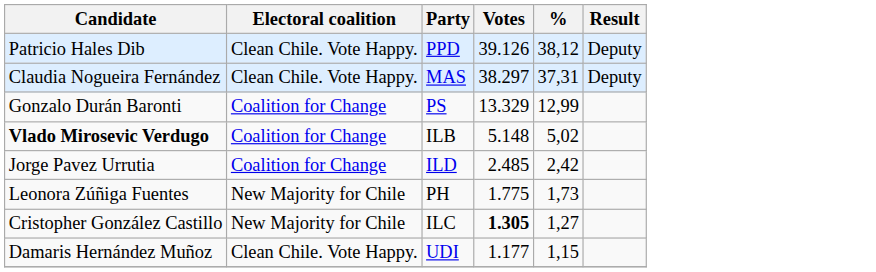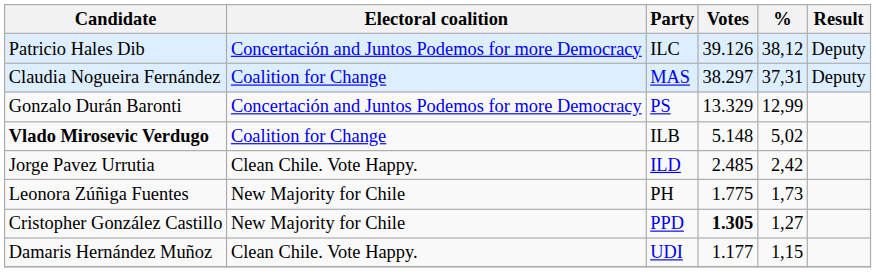(324, 48) Clean Chile. Vote Happy. -> (436, 48) Concertación and Juntos Podemos for more Democracy
(443, 48) PPD -> (665, 48) ILC
(324, 77) Clean Chile. Vote Happy. -> (309, 77) Coalition for Change
(309, 106) Coalition for Change -> (436, 106) Concertación and Juntos Podemos for more Democracy
(309, 164) Coalition for Change -> (324, 164) Clean Chile. Vote Happy.
(441, 223) ILC -> (667, 223) PPD
